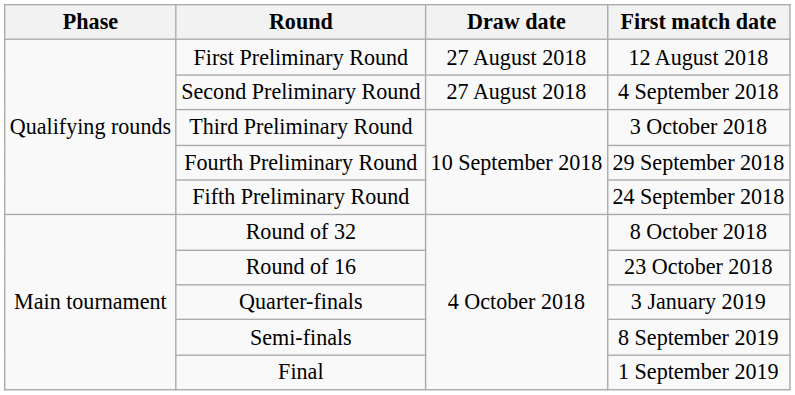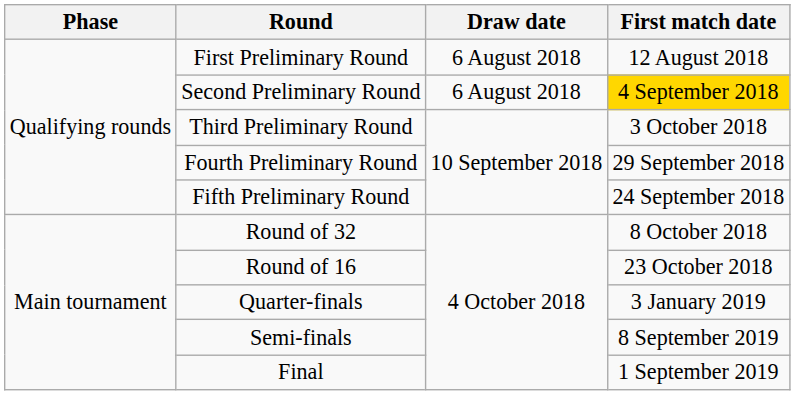(516, 57) 27 August 2018 -> (516, 57) 6 August 2018
(516, 92) 27 August 2018 -> (516, 92) 6 August 2018
(698, 92) no background -> (698, 92) gold background
